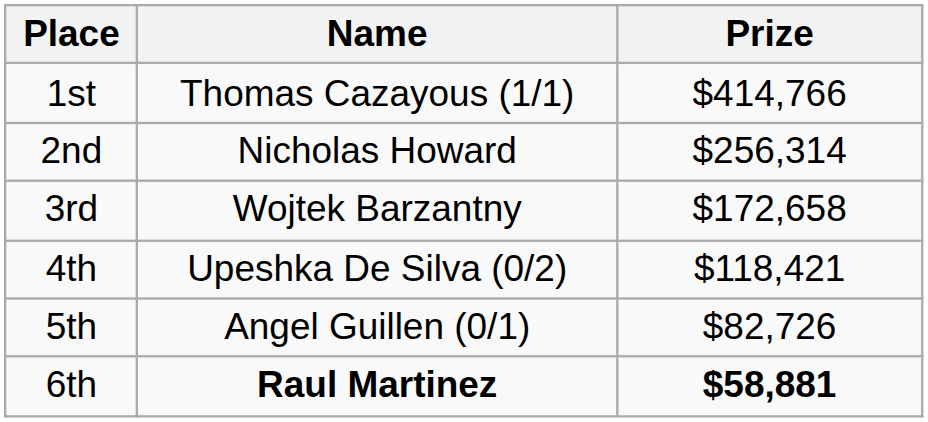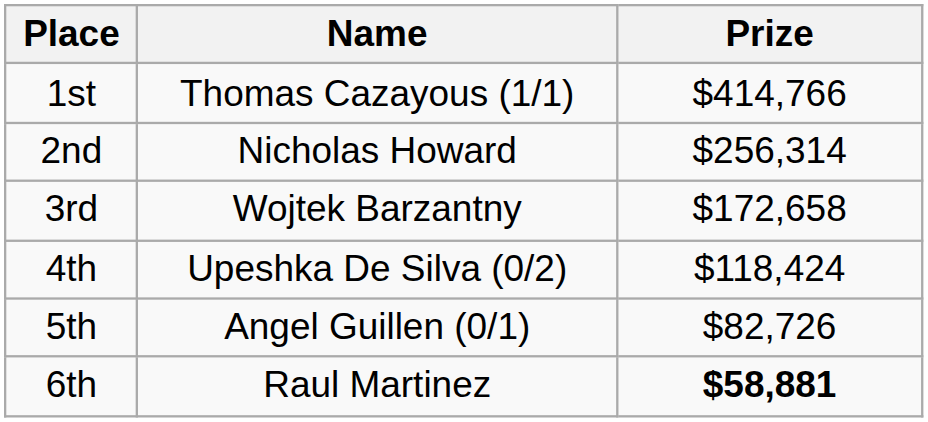(770, 268) $118,421 -> (770, 268) $118,424
(377, 385) bold -> (377, 385) normal
